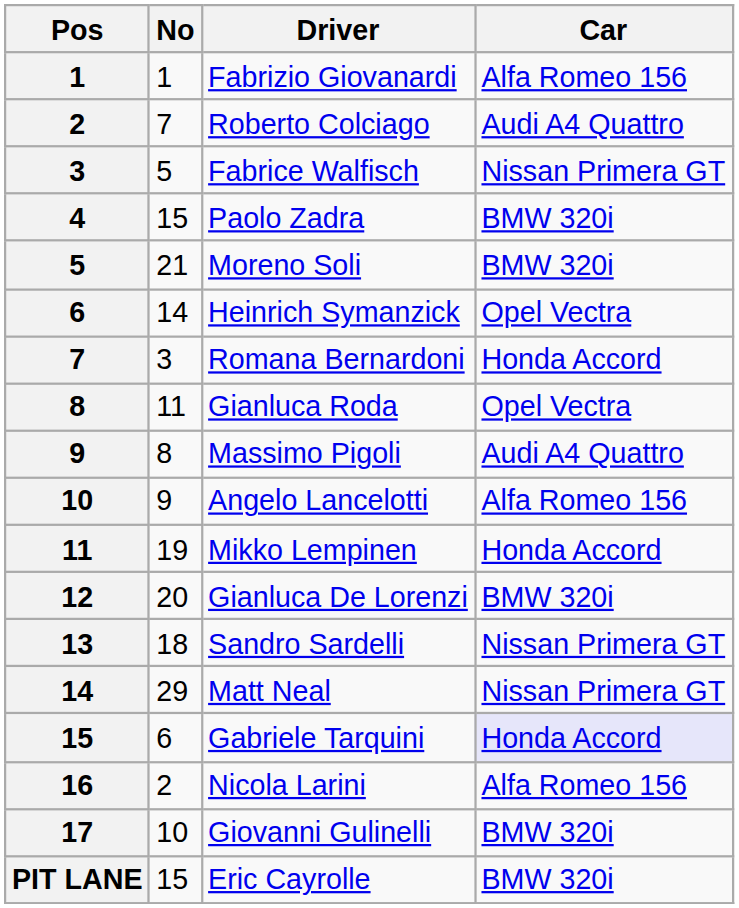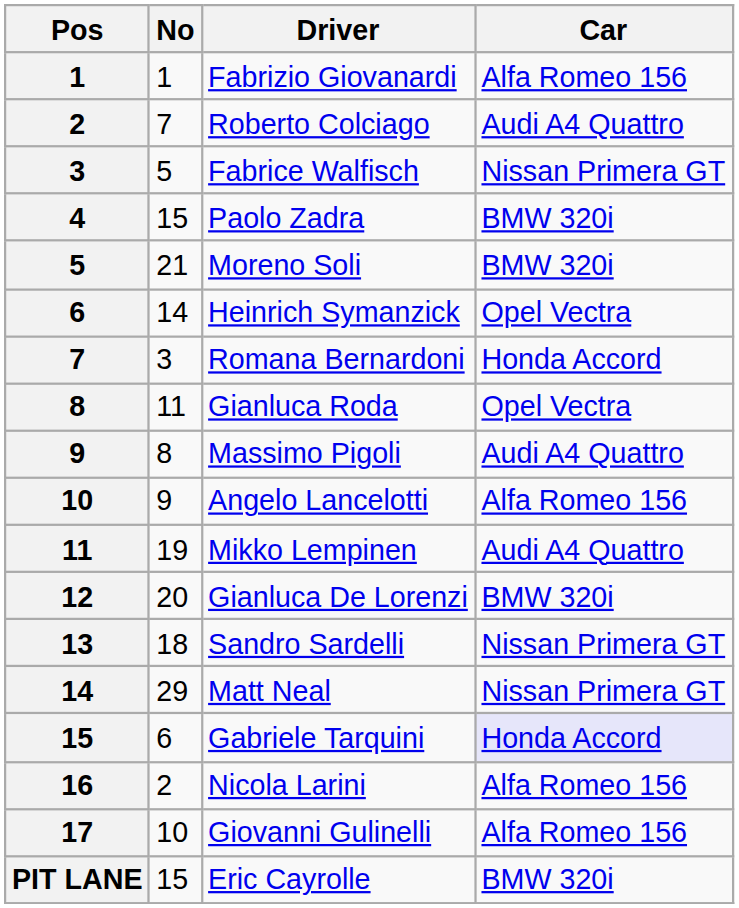(572, 548) Honda Accord -> (583, 548) Audi A4 Quattro
(548, 832) BMW 320i -> (584, 832) Alfa Romeo 156
